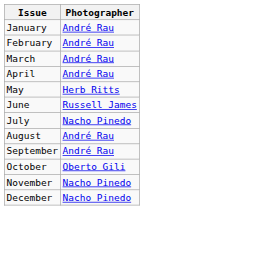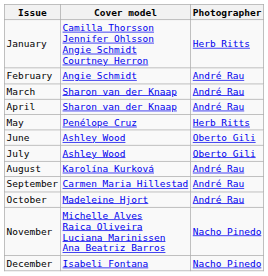+ column: (125, 12)
(88, 28) André Rau -> (221, 44) Herb Ritts
(100, 105) Russell James -> (224, 138) Oberto Gili
(97, 120) Nacho Pinedo -> (224, 153) Oberto Gili
(94, 167) Oberto Gili -> (219, 200) André Rau
